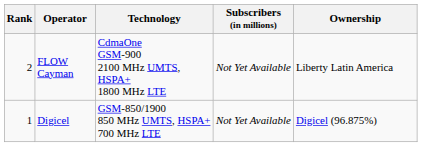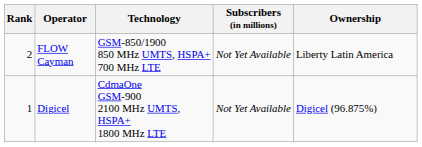(139, 67) CdmaOne GSM-900 2100 MHz UMTS, HSPA+ 1800 MHz LTE -> (154, 54) GSM-850/1900 850 MHz UMTS, HSPA+ 700 MHz LTE
(154, 121) GSM-850/1900 850 MHz UMTS, HSPA+ 700 MHz LTE -> (139, 108) CdmaOne GSM-900 2100 MHz UMTS, HSPA+ 1800 MHz LTE
